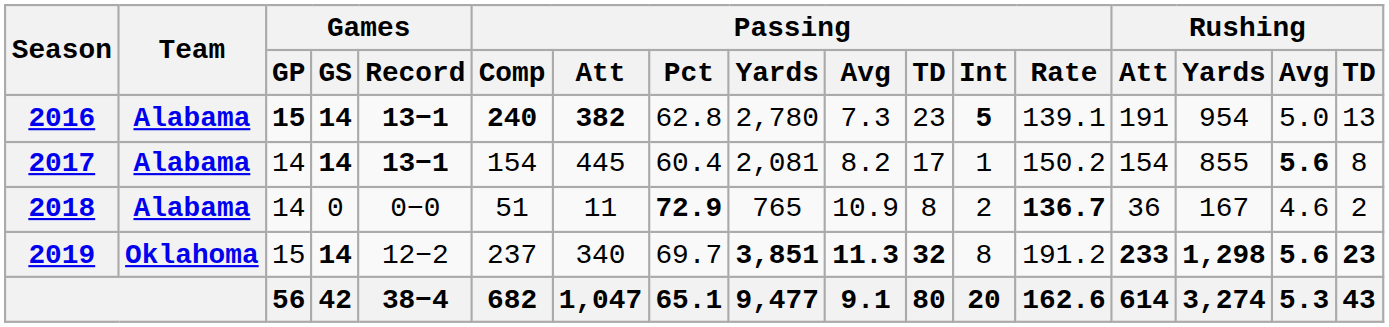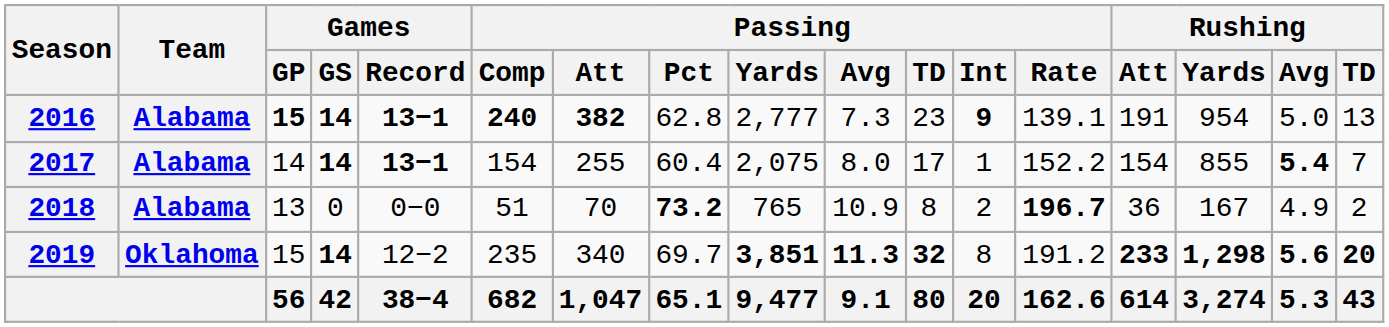(777, 118) 2,780 -> (777, 118) 2,777
(984, 118) 5 -> (984, 118) 9
(600, 164) 445 -> (600, 164) 255
(777, 164) 2,081 -> (777, 164) 2,075
(866, 164) 8.2 -> (866, 164) 8.0
(1064, 164) 150.2 -> (1064, 164) 152.2
(1304, 164) 5.6 -> (1304, 164) 5.4
(1359, 164) 8 -> (1359, 164) 7
(289, 209) 14 -> (289, 209) 13
(600, 209) 11 -> (600, 209) 70
(689, 209) 72.9 -> (689, 209) 73.2
(1064, 209) 136.7 -> (1064, 209) 196.7
(1304, 209) 4.6 -> (1304, 209) 4.9
(512, 254) 237 -> (512, 254) 235
(1359, 254) 23 -> (1359, 254) 20
